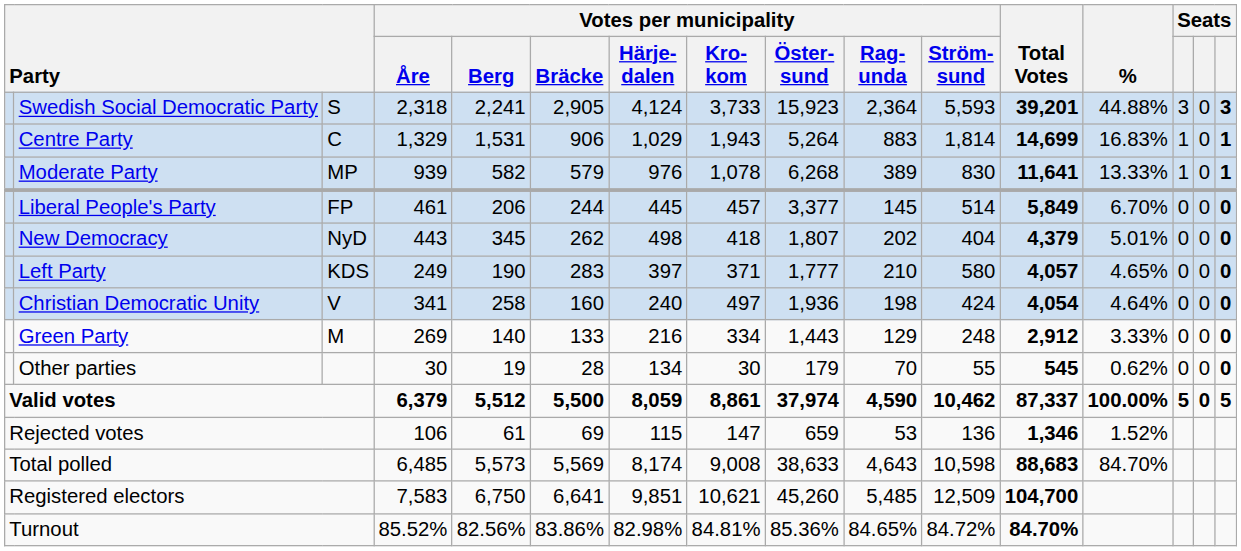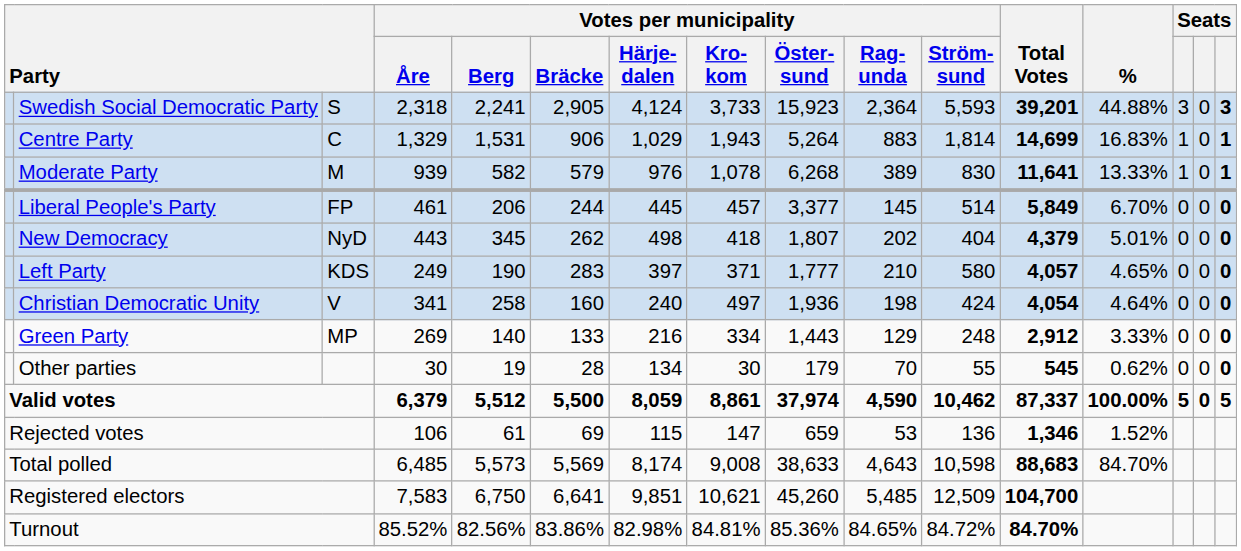(343, 172) MP -> (336, 172) M
(336, 336) M -> (343, 336) MP
